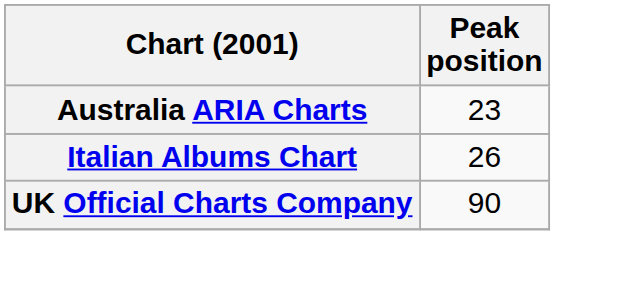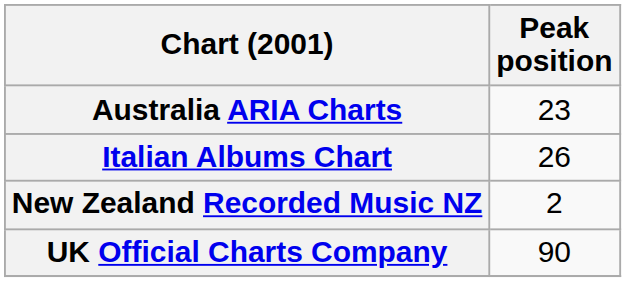+ row: (247, 204)
